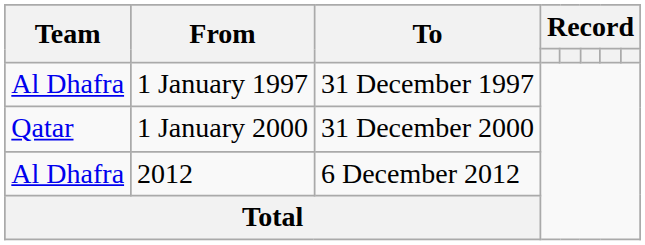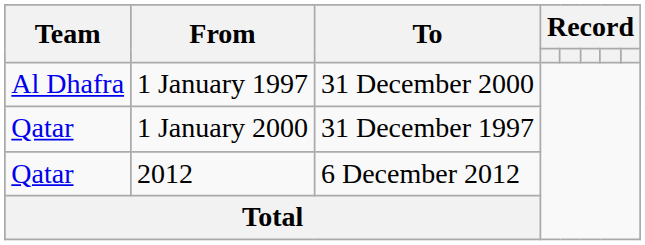(427, 84) 31 December 1997 -> (427, 84) 31 December 2000
(427, 128) 31 December 2000 -> (427, 128) 31 December 1997
(68, 172) Al Dhafra -> (42, 172) Qatar
